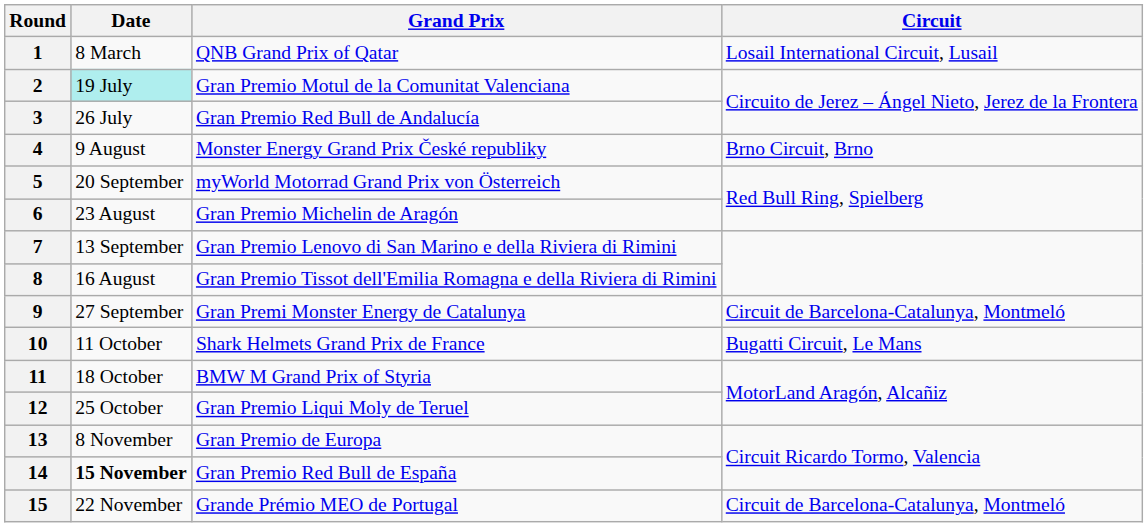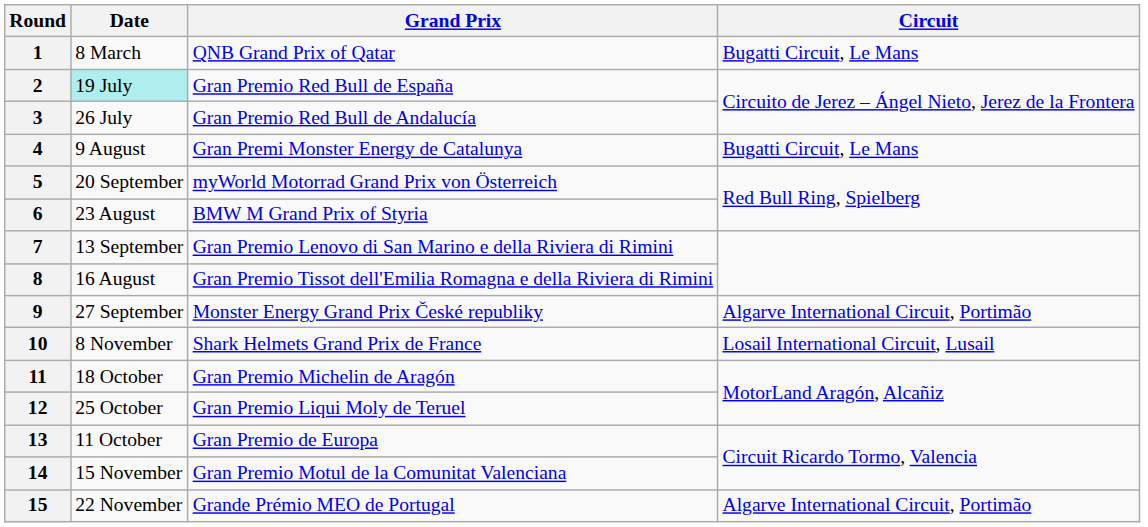(862, 52) Losail International Circuit, Lusail -> (820, 52) Bugatti Circuit, Le Mans
(383, 84) Gran Premio Motul de la Comunitat Valenciana -> (323, 84) Gran Premio Red Bull de España
(371, 149) Monster Energy Grand Prix České republiky -> (357, 149) Gran Premi Monster Energy de Catalunya
(799, 149) Brno Circuit, Brno -> (820, 149) Bugatti Circuit, Le Mans
(327, 214) Gran Premio Michelin de Aragón -> (310, 214) BMW M Grand Prix of Styria
(361, 311) Gran Premi Monster Energy de Catalunya -> (368, 311) Monster Energy Grand Prix České republiky
(895, 311) Circuit de Barcelona-Catalunya, Montmeló -> (877, 311) Algarve International Circuit, Portimão
(119, 343) 11 October -> (124, 343) 8 November
(824, 343) Bugatti Circuit, Le Mans -> (858, 343) Losail International Circuit, Lusail
(313, 375) BMW M Grand Prix of Styria -> (324, 375) Gran Premio Michelin de Aragón
(124, 440) 8 November -> (119, 440) 11 October
(131, 472) bold -> (129, 472) normal
(326, 472) Gran Premio Red Bull de España -> (379, 472) Gran Premio Motul de la Comunitat Valenciana
(895, 504) Circuit de Barcelona-Catalunya, Montmeló -> (877, 504) Algarve International Circuit, Portimão
